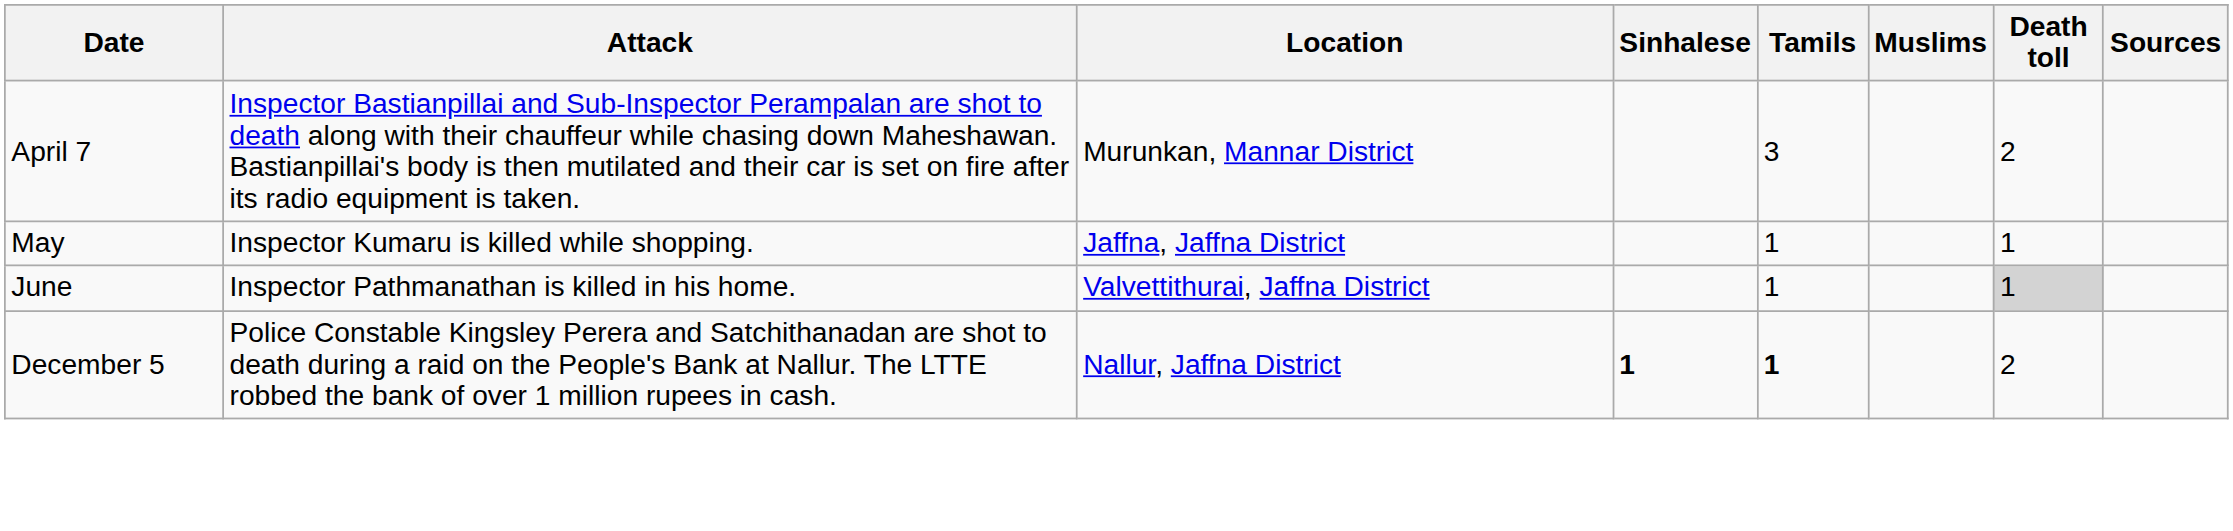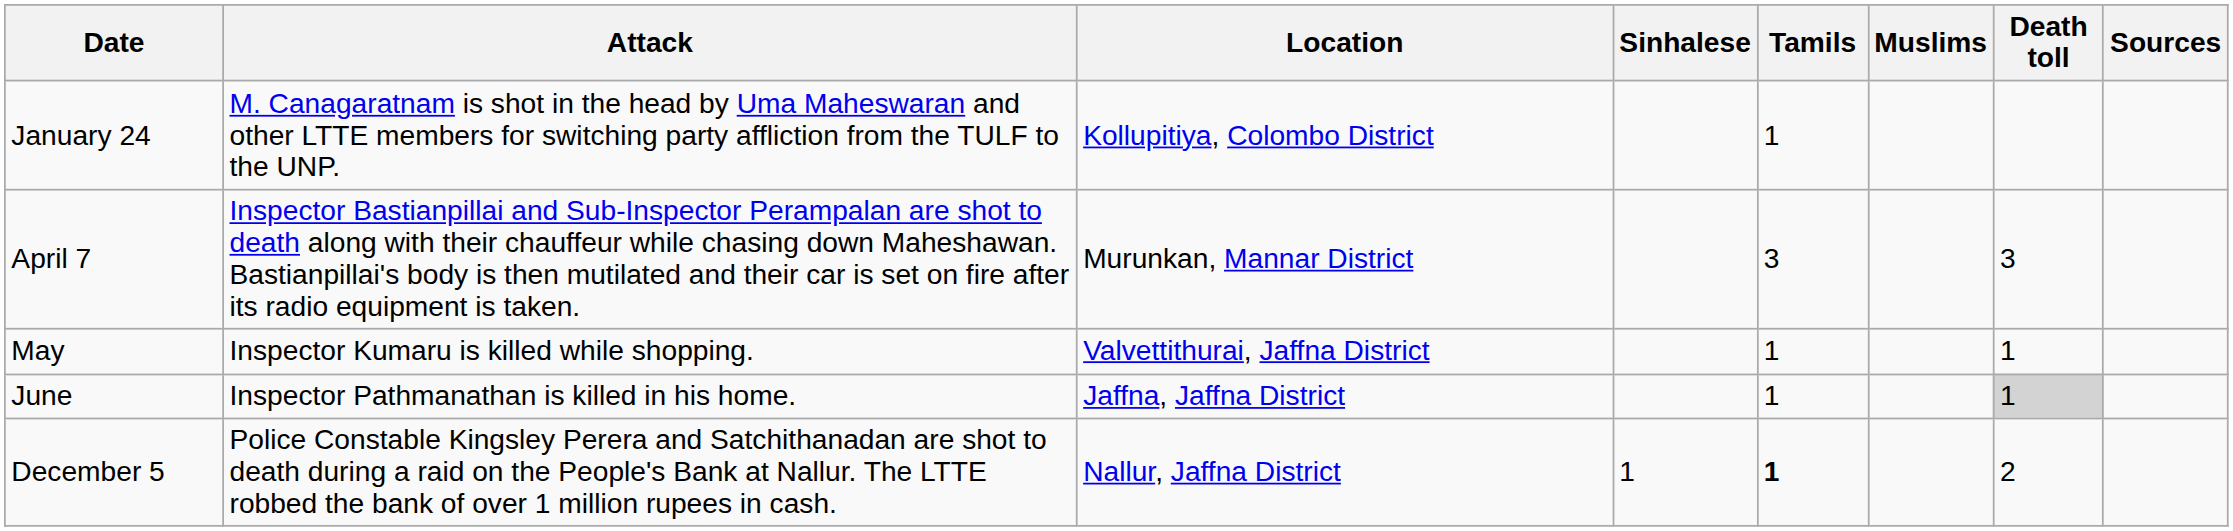+ row: (81, 134)
(2008, 150) 2 -> (2008, 258) 3
(1214, 242) Jaffna, Jaffna District -> (1256, 350) Valvettithurai, Jaffna District
(1256, 287) Valvettithurai, Jaffna District -> (1214, 395) Jaffna, Jaffna District
(1627, 363) bold -> (1627, 471) normal
